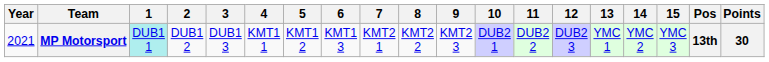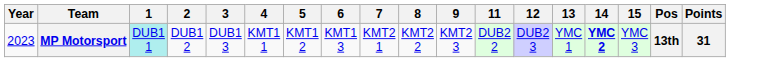- column: (494, 14)
(21, 40) 2021 -> (21, 40) 2023
(640, 40) normal -> (602, 40) bold
(742, 40) 30 -> (704, 40) 31
